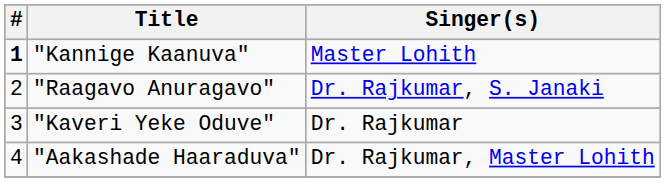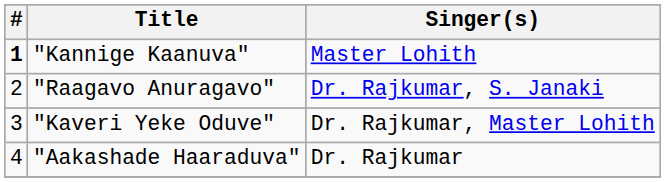(387, 125) Dr. Rajkumar -> (483, 125) Dr. Rajkumar, Master Lohith
(483, 160) Dr. Rajkumar, Master Lohith -> (387, 160) Dr. Rajkumar
